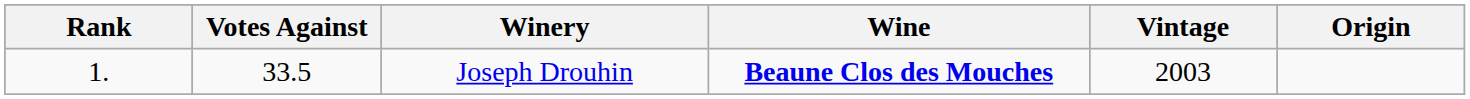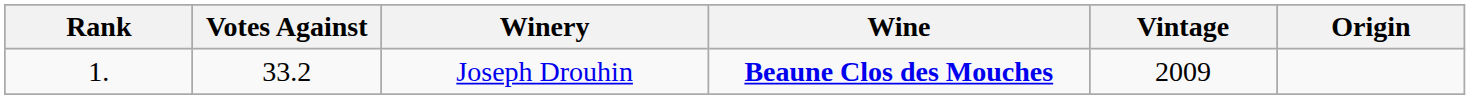(287, 71) 33.5 -> (287, 71) 33.2
(1183, 71) 2003 -> (1183, 71) 2009
